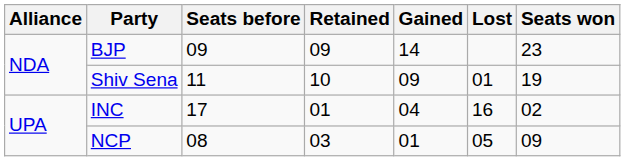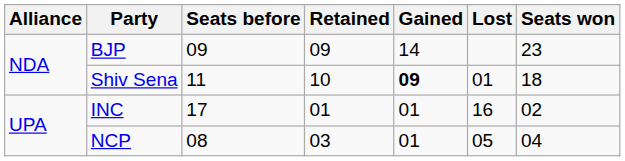(409, 79) normal -> (409, 79) bold
(531, 79) 19 -> (531, 79) 18
(409, 110) 04 -> (409, 110) 01
(531, 140) 09 -> (531, 140) 04
